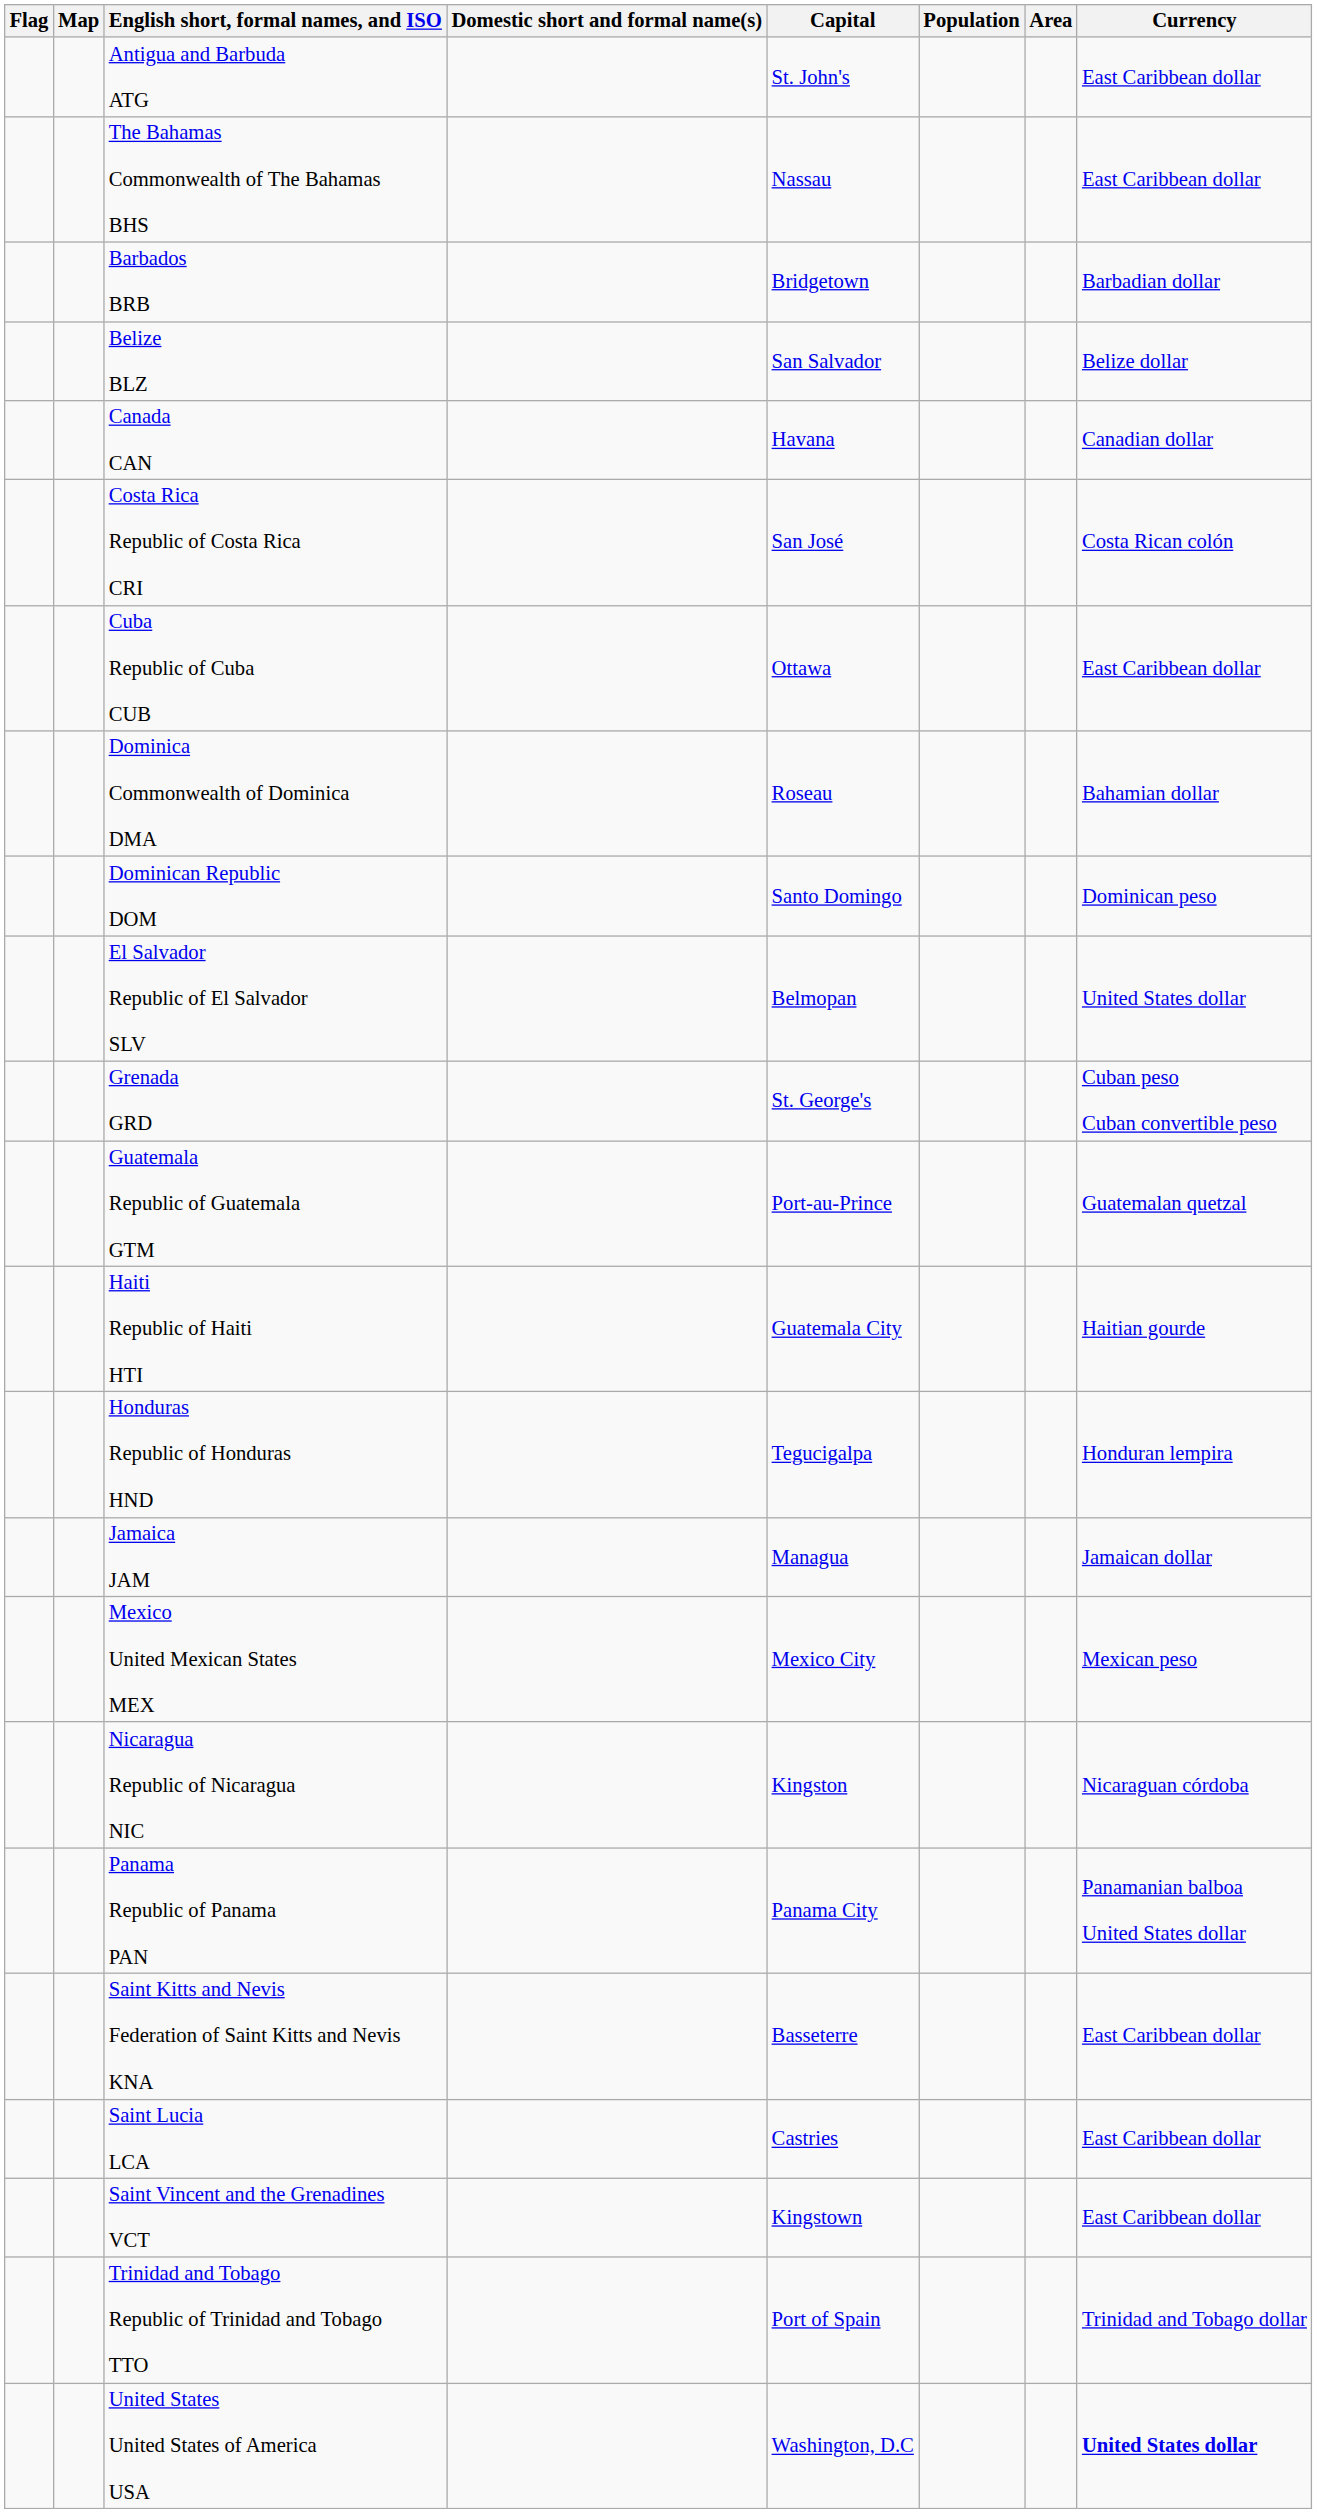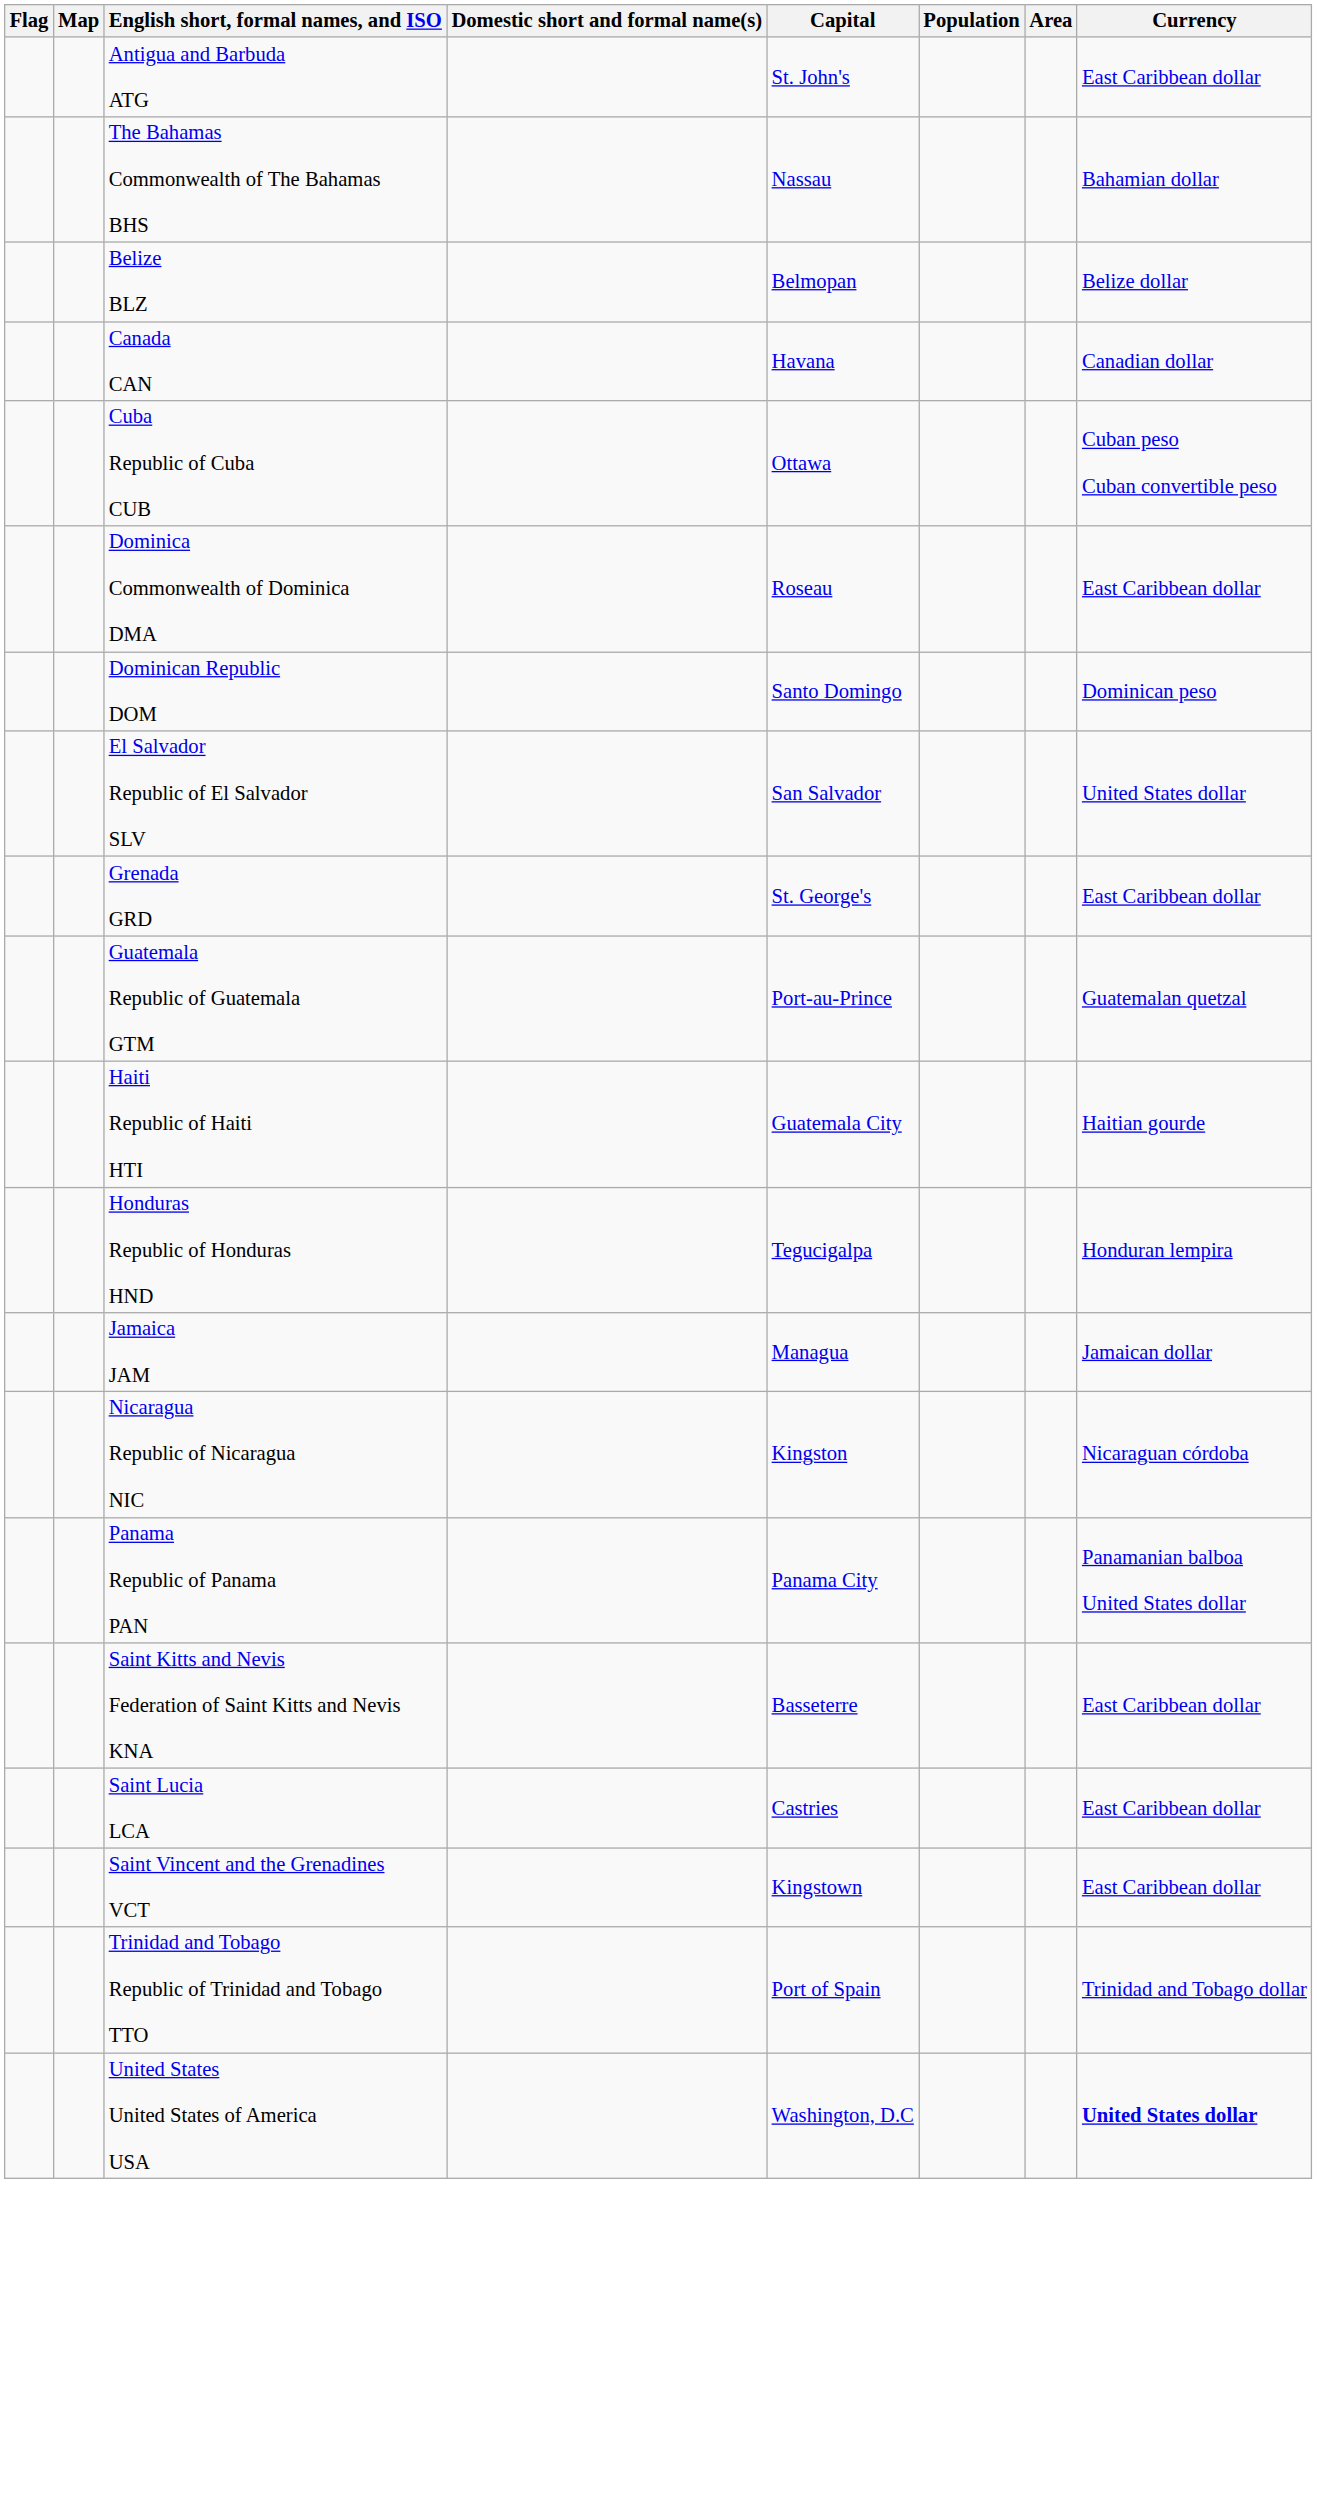(1171, 179) East Caribbean dollar -> (1150, 179) Bahamian dollar
- row: (148, 281)
(826, 360) San Salvador -> (814, 281) Belmopan
- row: (205, 542)
(1171, 667) East Caribbean dollar -> (1179, 463) Cuban peso Cuban convertible peso
(1150, 793) Bahamian dollar -> (1171, 588) East Caribbean dollar
(814, 998) Belmopan -> (826, 793) San Salvador
(1179, 1100) Cuban peso Cuban convertible peso -> (1171, 895) East Caribbean dollar
- row: (203, 1659)
